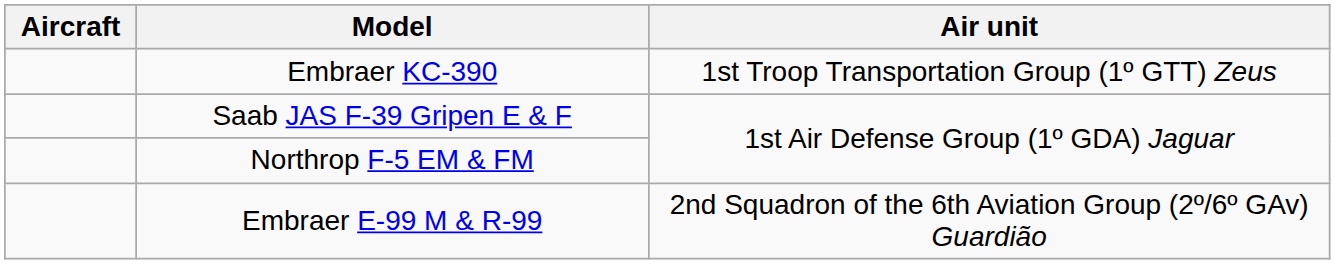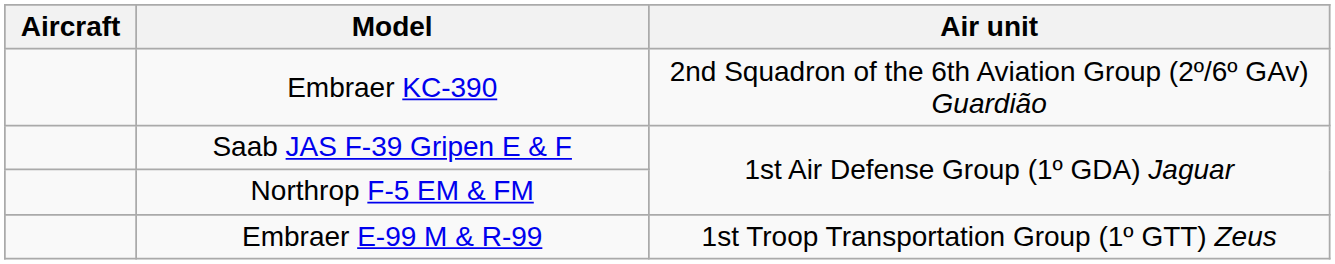(989, 71) 1st Troop Transportation Group (1º GTT) Zeus -> (989, 86) 2nd Squadron of the 6th Aviation Group (2º/6º GAv) Guardião
(989, 220) 2nd Squadron of the 6th Aviation Group (2º/6º GAv) Guardião -> (989, 235) 1st Troop Transportation Group (1º GTT) Zeus
